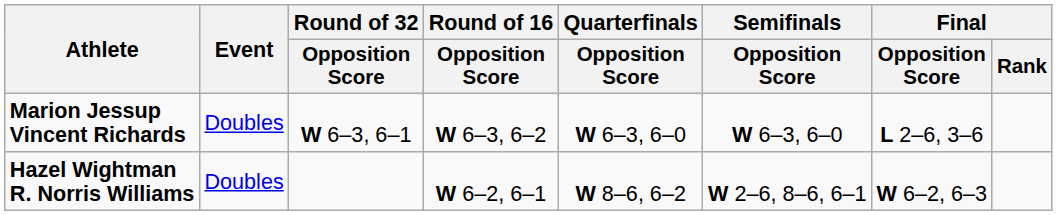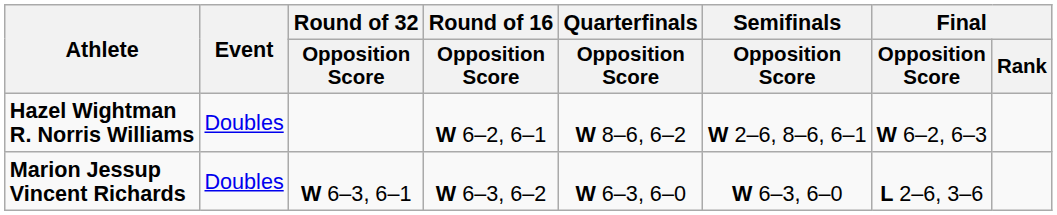rows swapped: (98, 123) <-> (102, 181)
